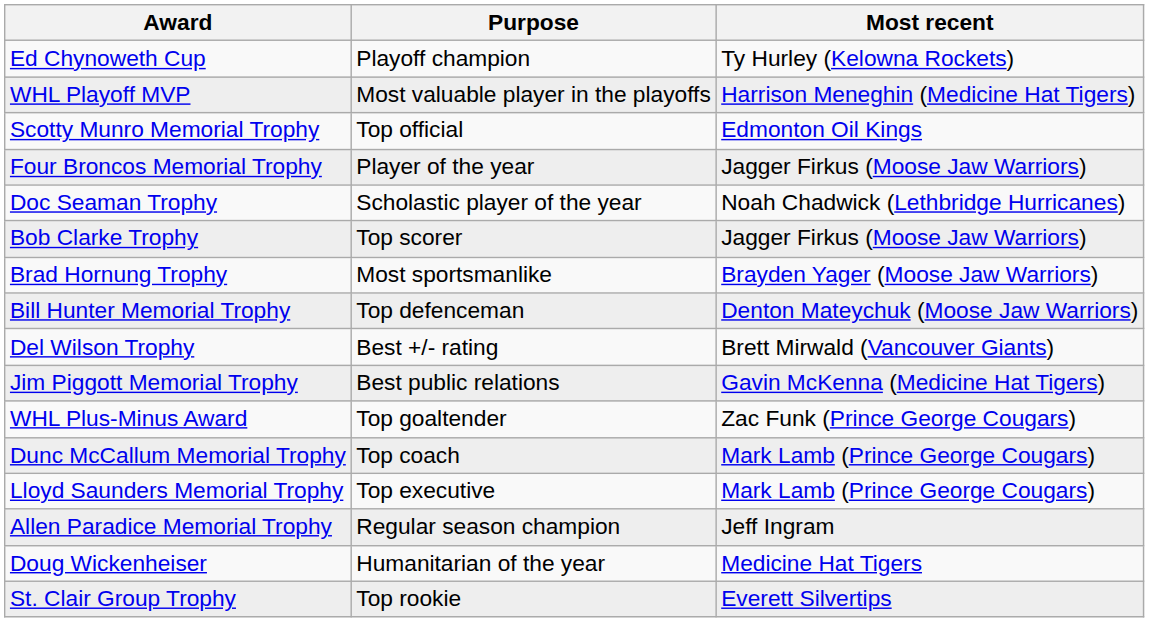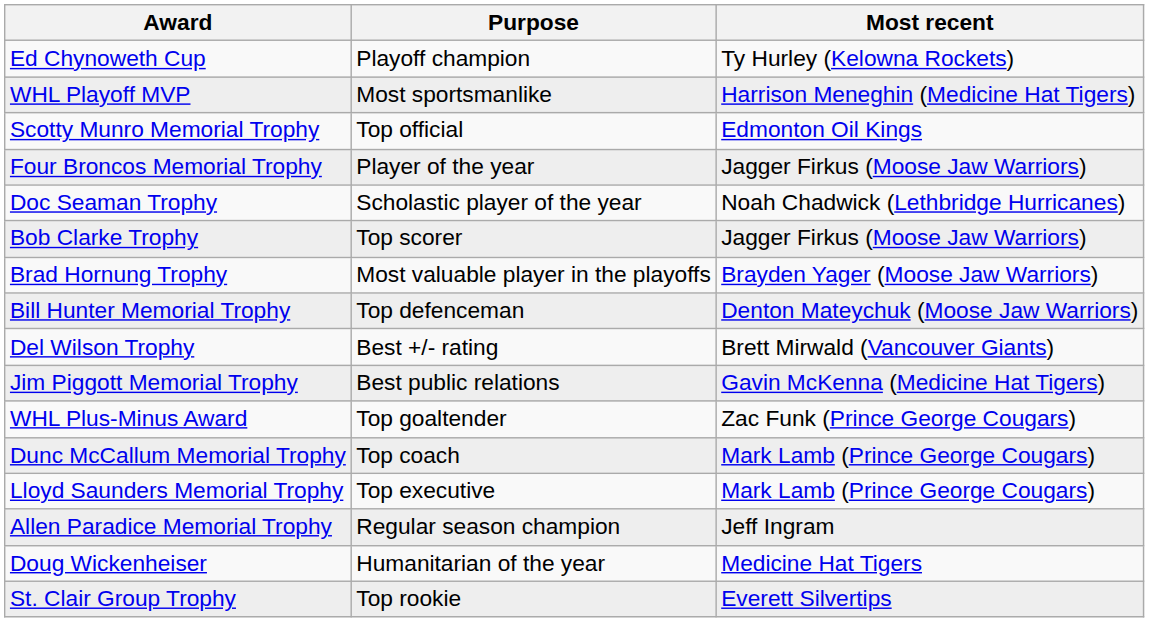(534, 94) Most valuable player in the playoffs -> (454, 94) Most sportsmanlike
(454, 274) Most sportsmanlike -> (534, 274) Most valuable player in the playoffs
